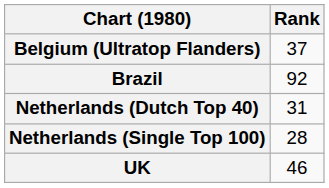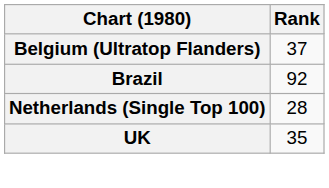- row: (137, 108)
(297, 167) 46 -> (297, 138) 35
